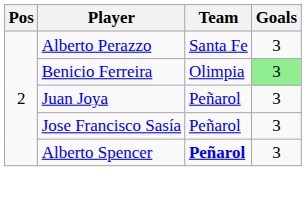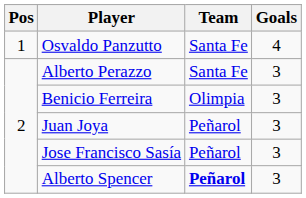+ row: (102, 44)
(276, 71) lightgreen background -> (276, 98) no background
